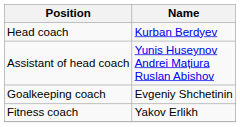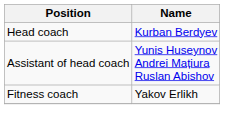- row: (56, 94)
